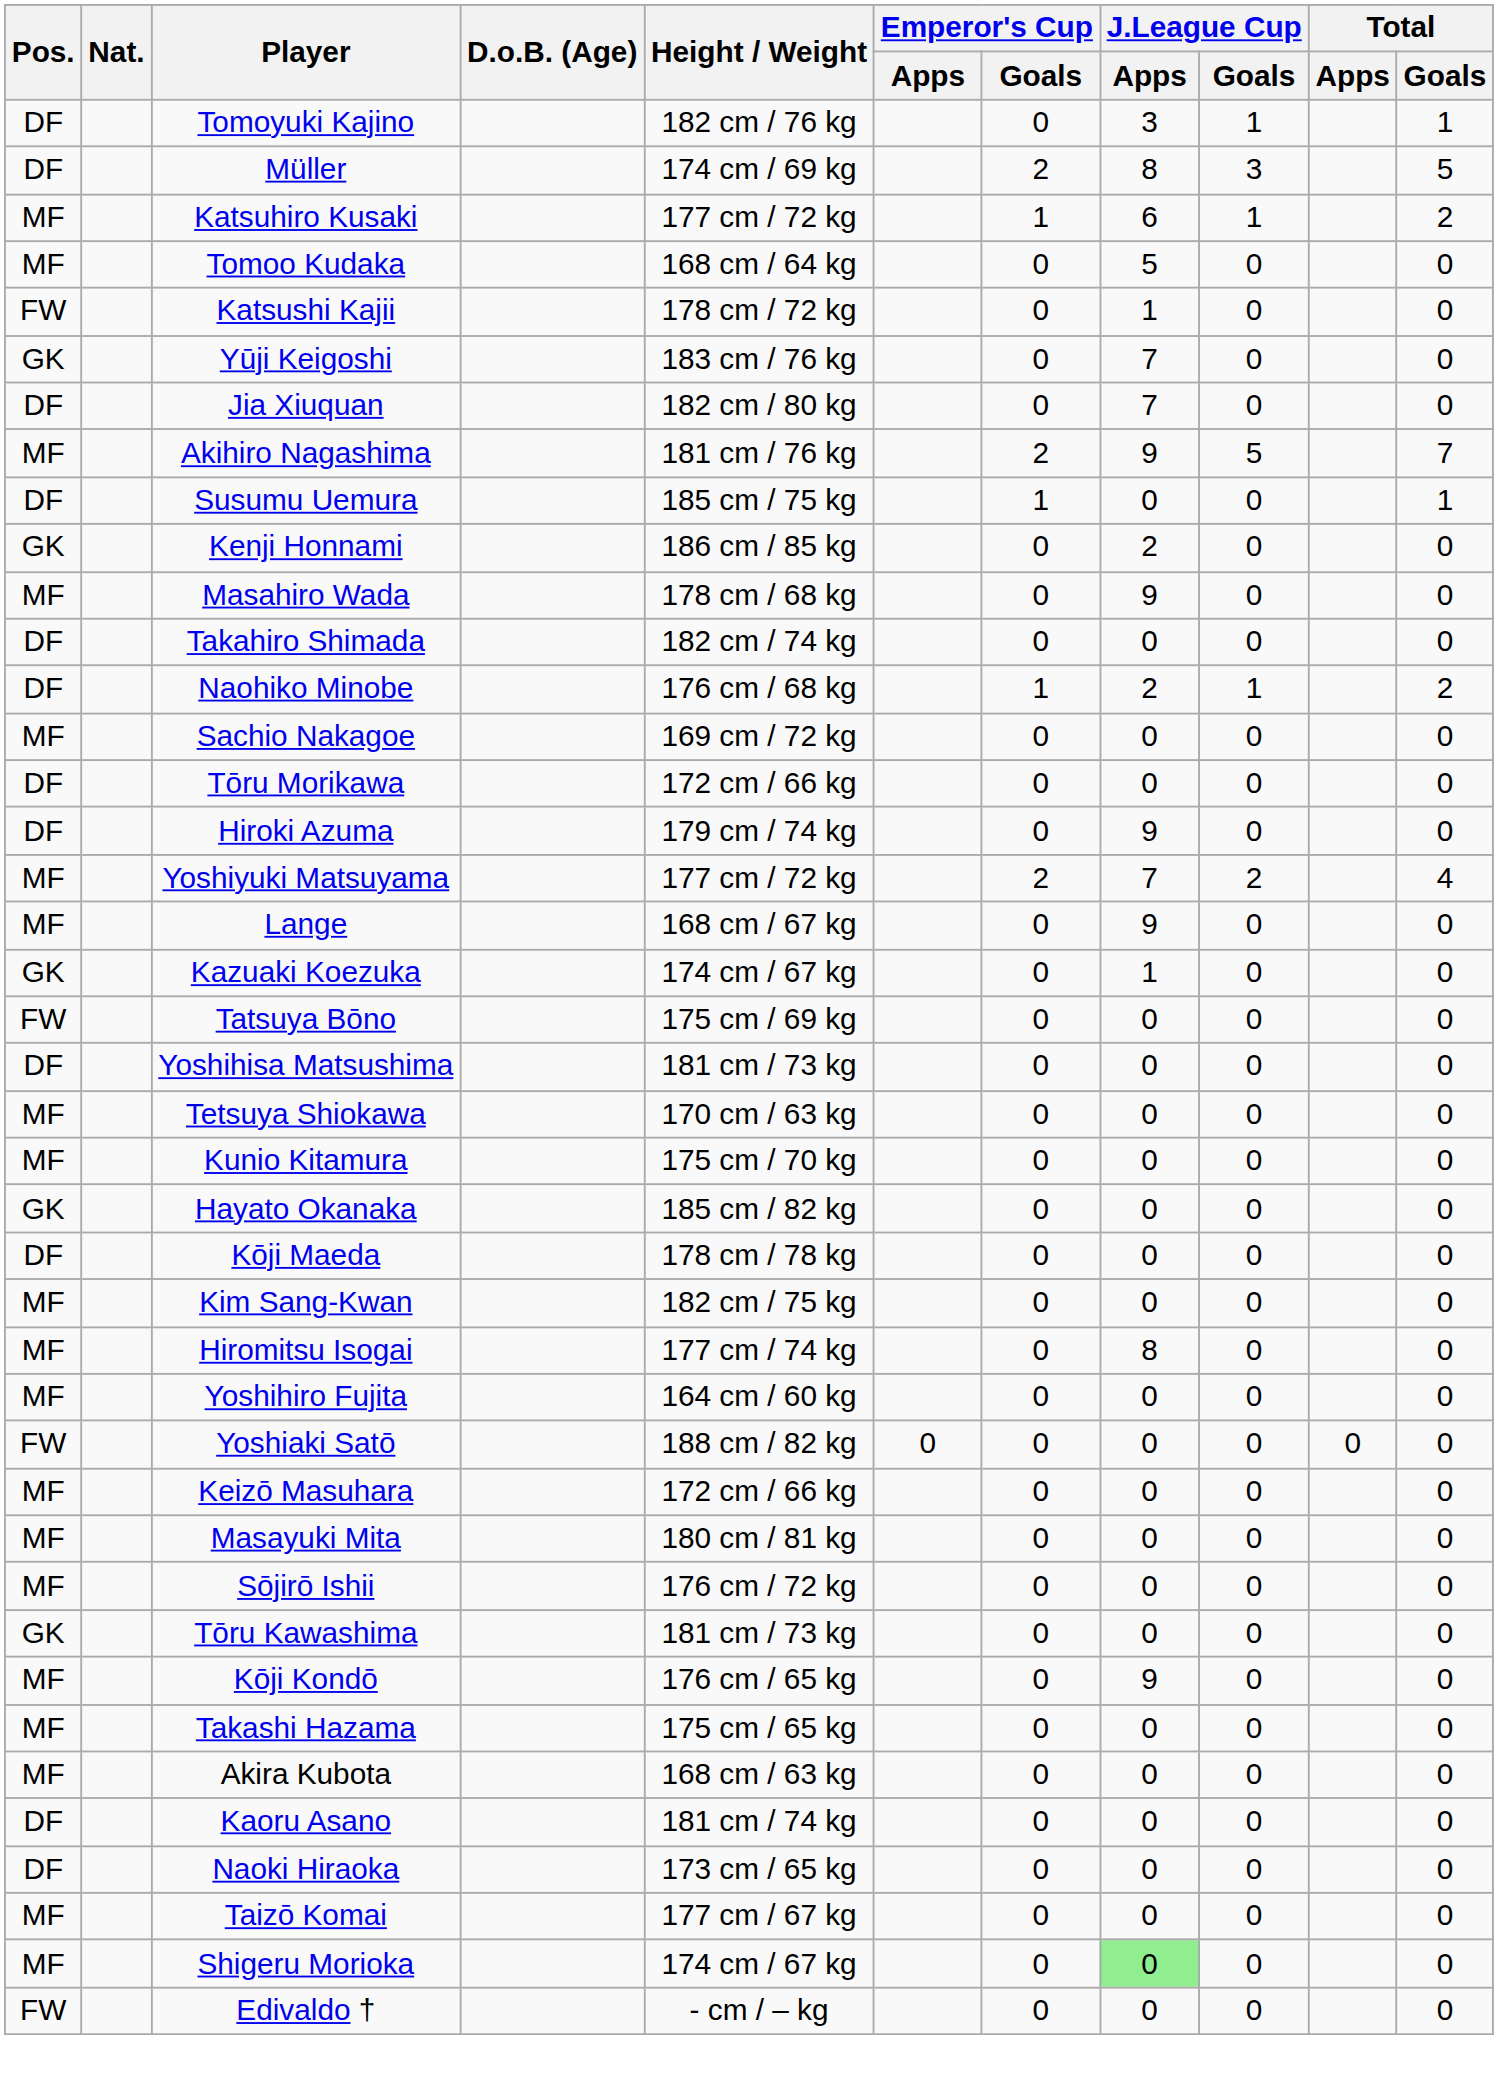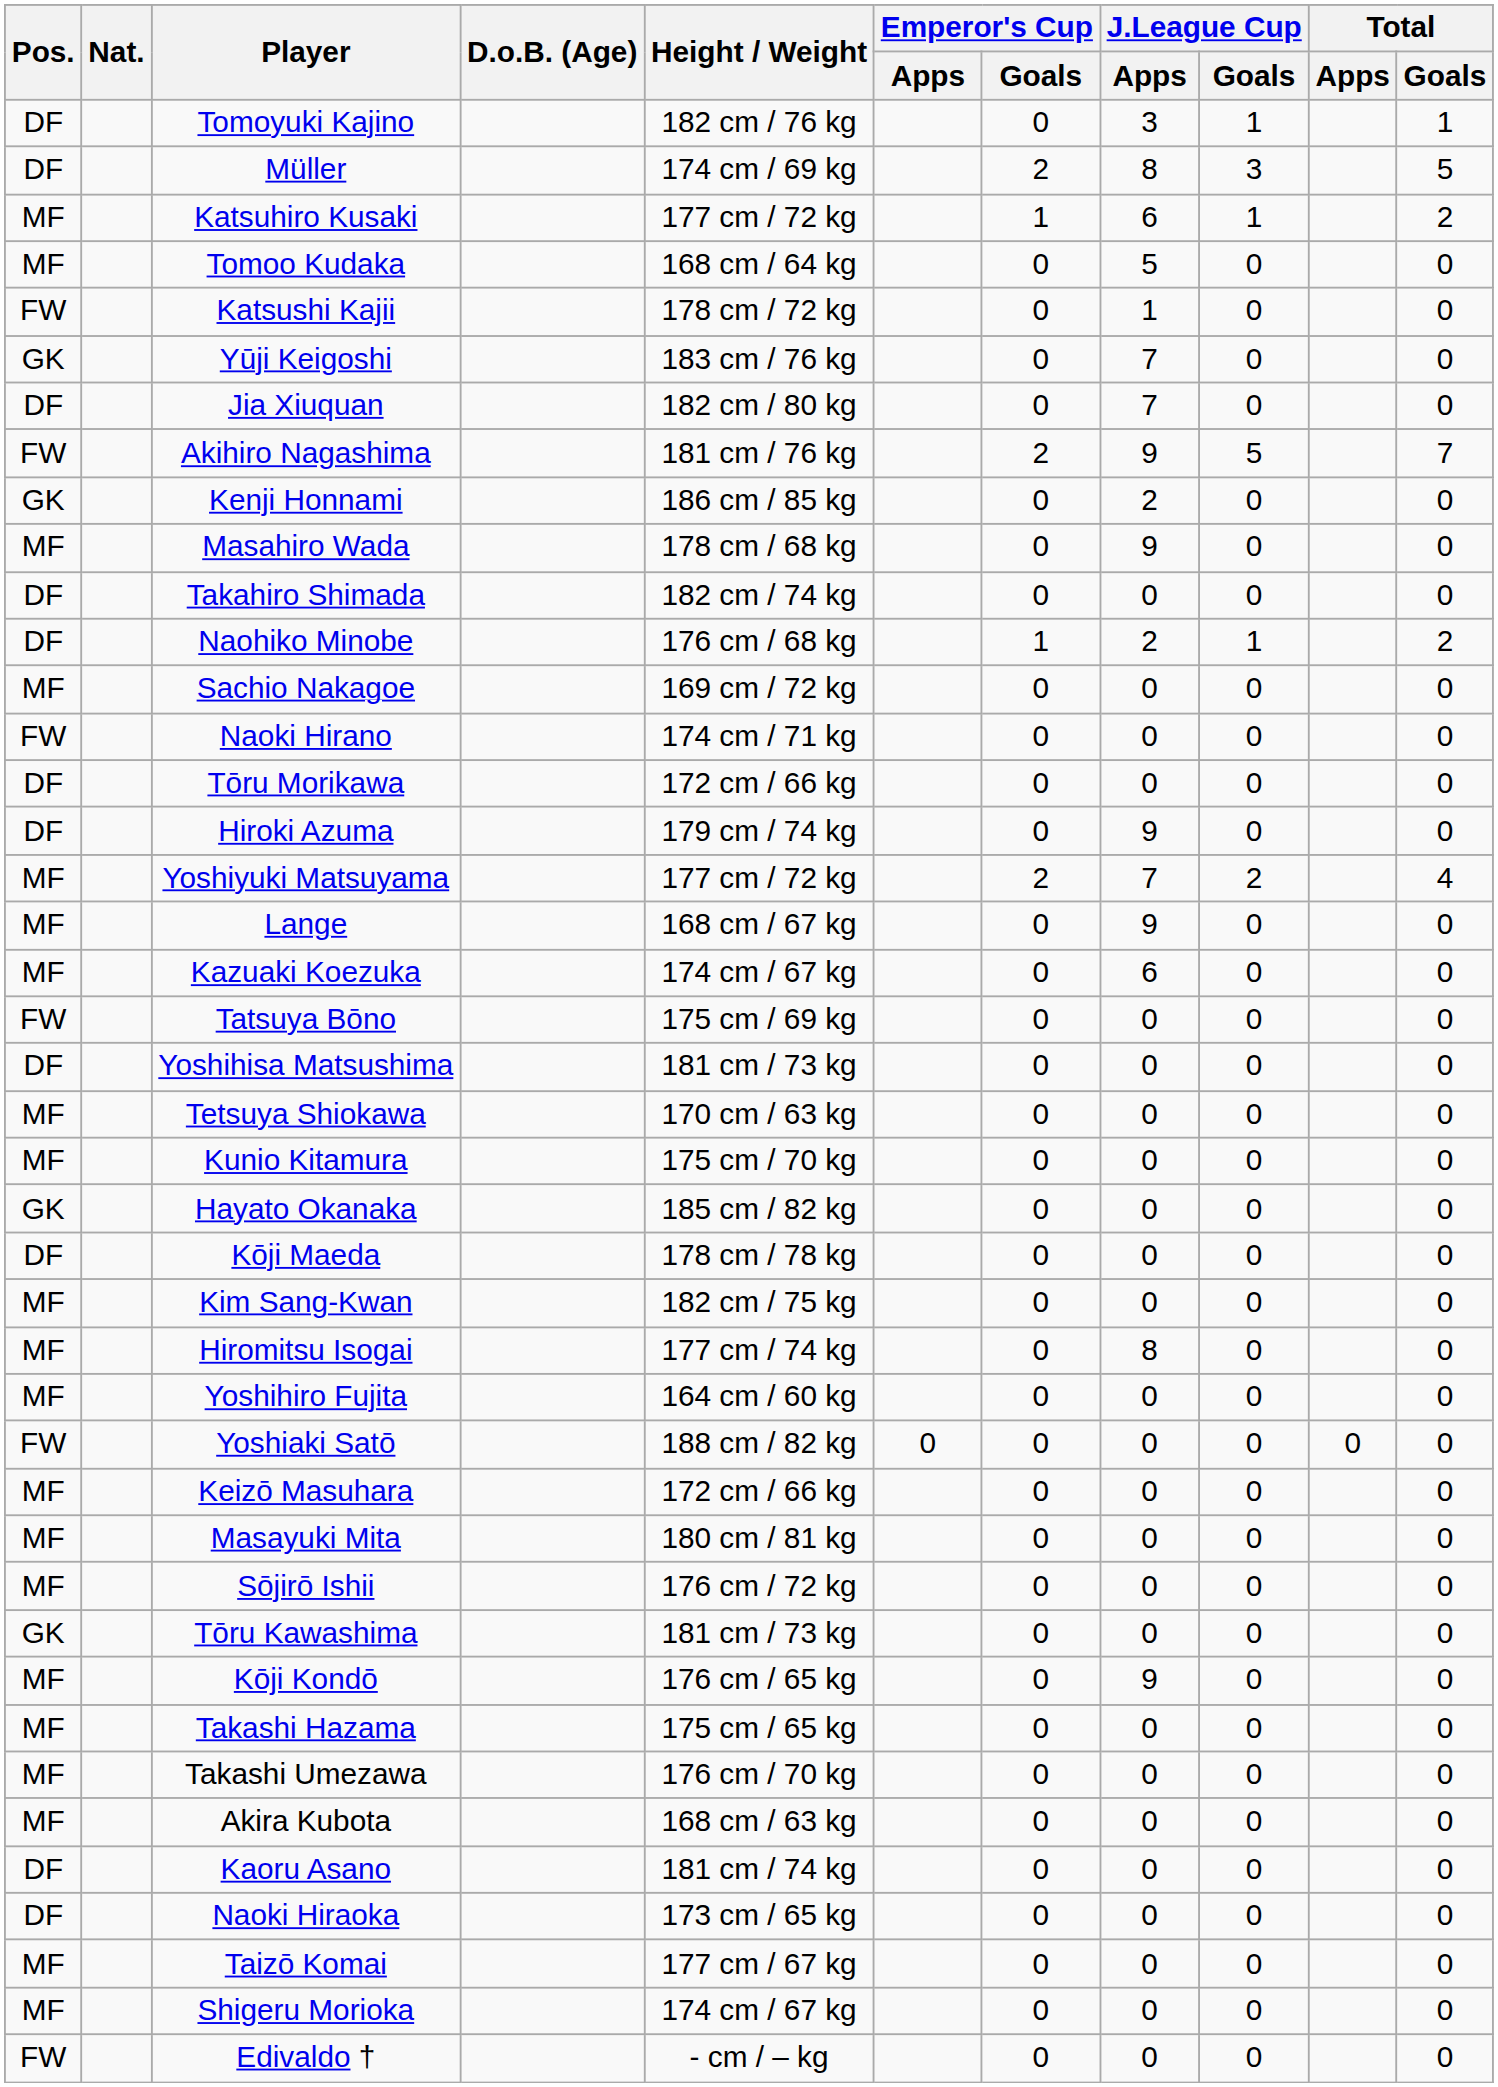(43, 452) MF -> (43, 452) FW
- row: (306, 500)
+ row: (306, 736)
(43, 972) GK -> (43, 972) MF
(1150, 972) 1 -> (1150, 972) 6
+ row: (306, 1774)
(1150, 1963) lightgreen background -> (1150, 2010) no background
